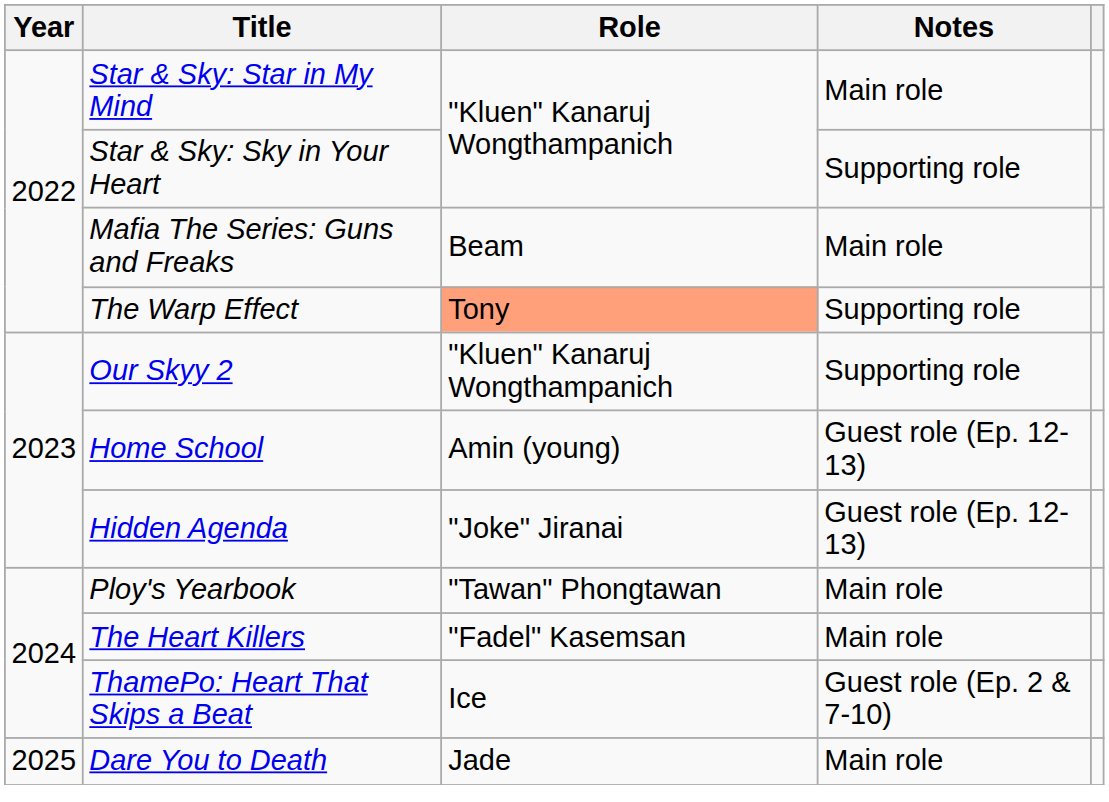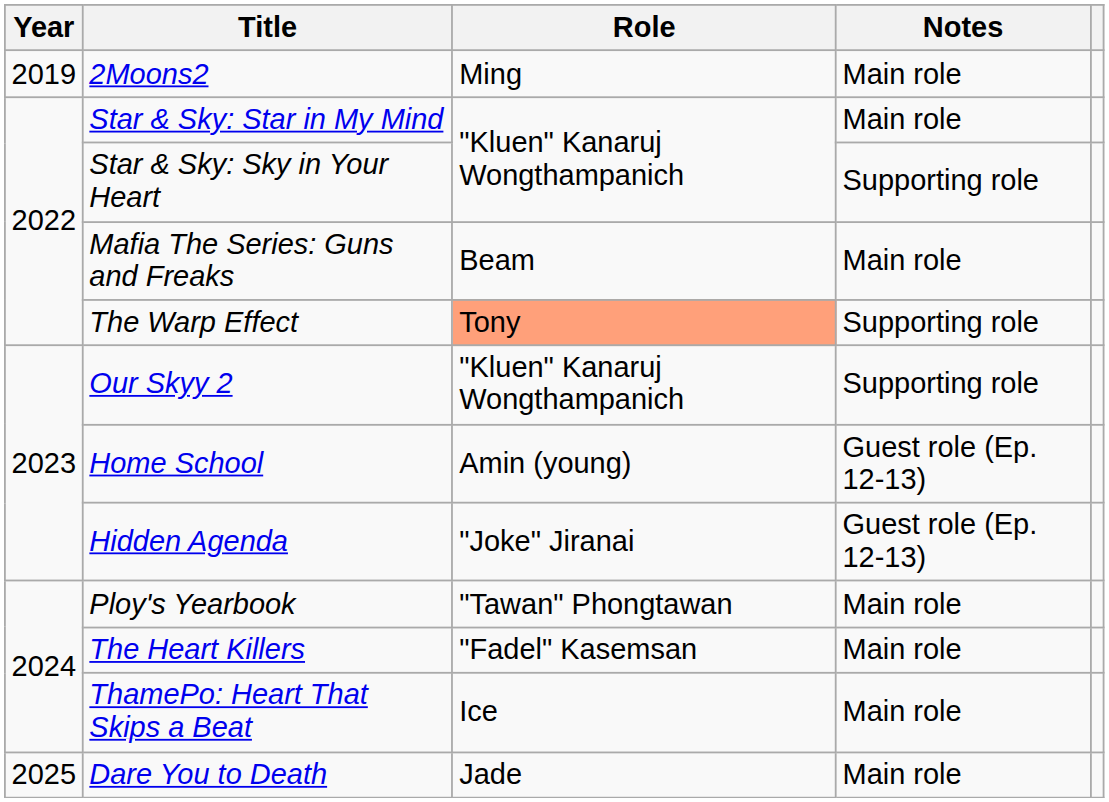+ row: (149, 73)
(947, 698) Guest role (Ep. 2 & 7-10) -> (902, 711) Main role
